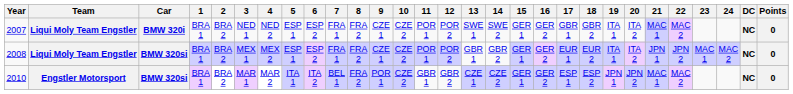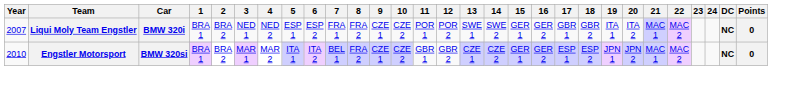- row: (16, 53)
(381, 77) POR 1 -> (380, 53) CZE 1
